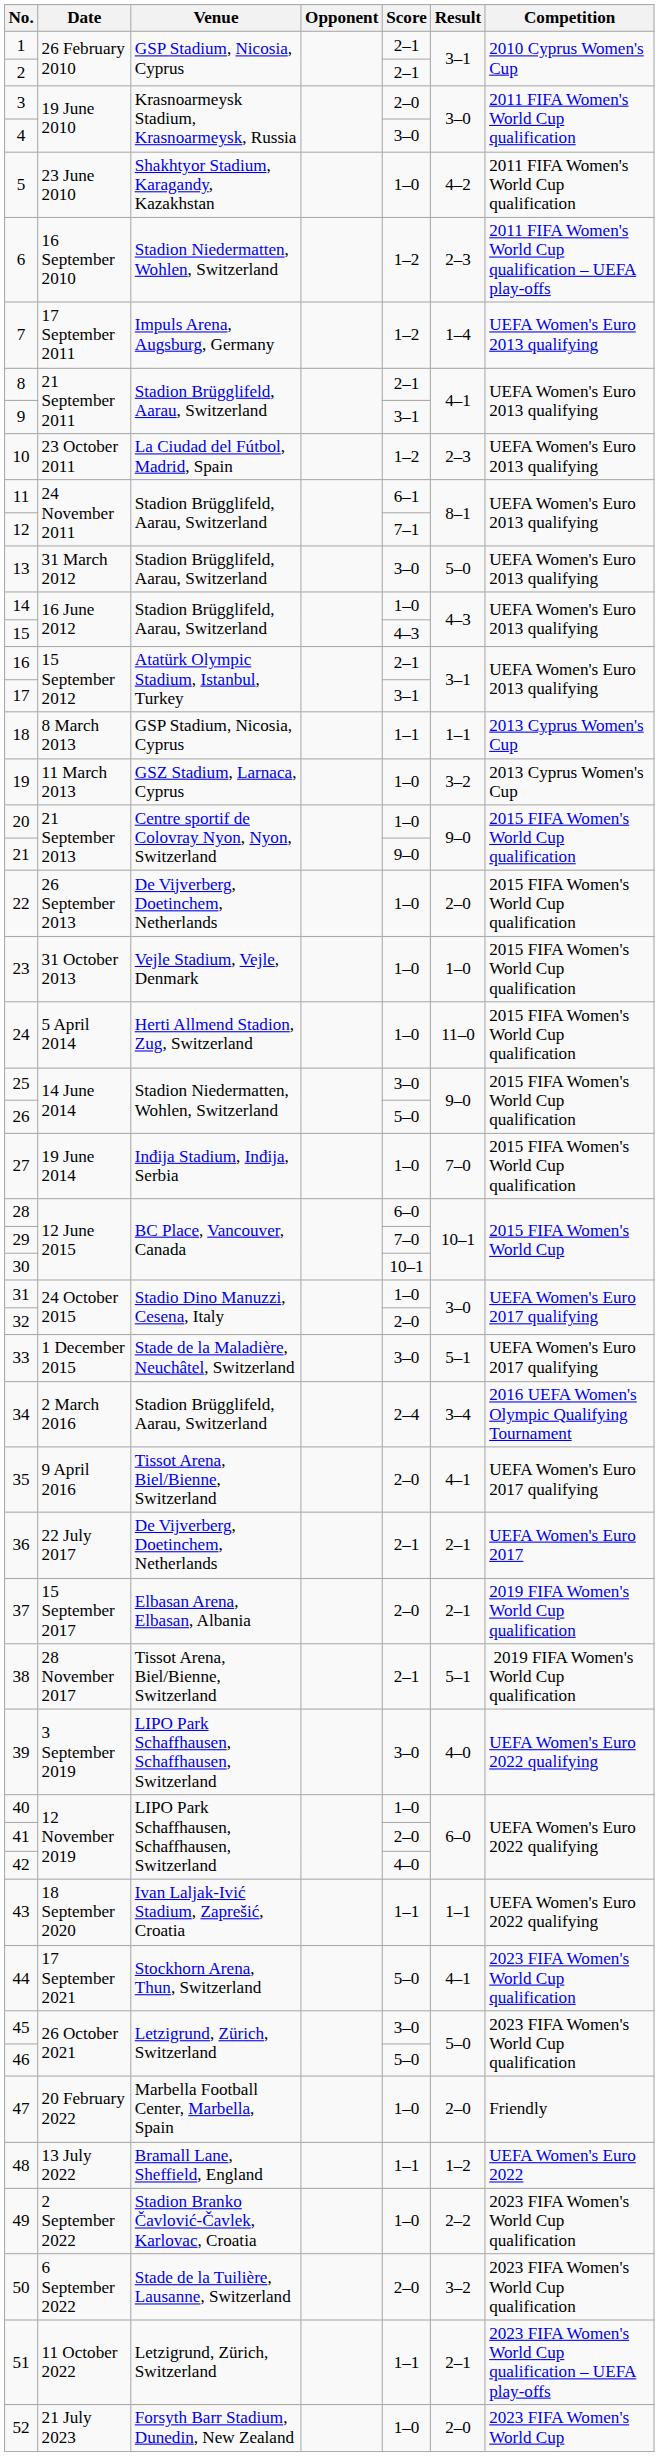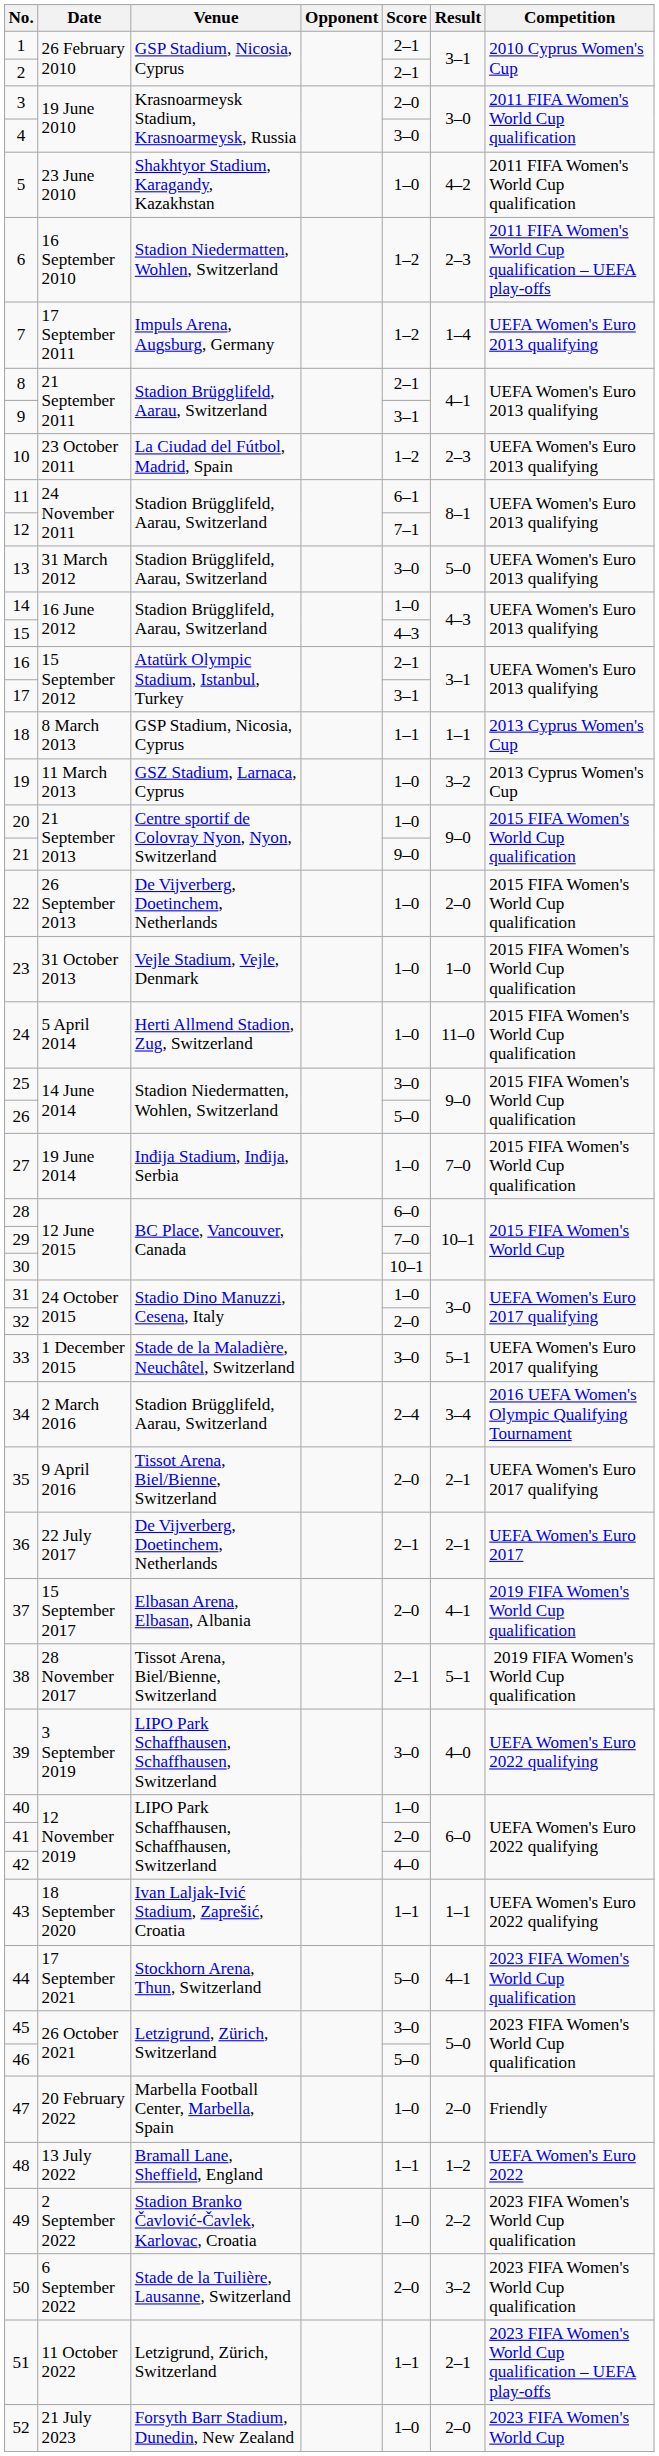(458, 1479) 4–1 -> (458, 1479) 2–1
(458, 1610) 2–1 -> (458, 1610) 4–1
